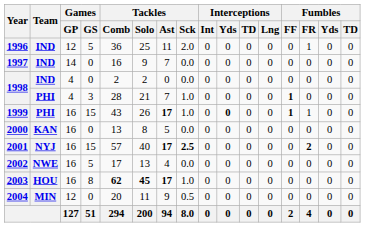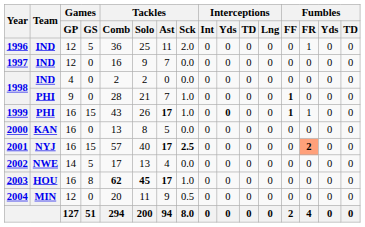(71, 63) 14 -> (71, 63) 12
(71, 96) 4 -> (71, 96) 9
(91, 96) 3 -> (91, 96) 0
(309, 146) no background -> (309, 146) lightsalmon background
(71, 163) 16 -> (71, 163) 14
